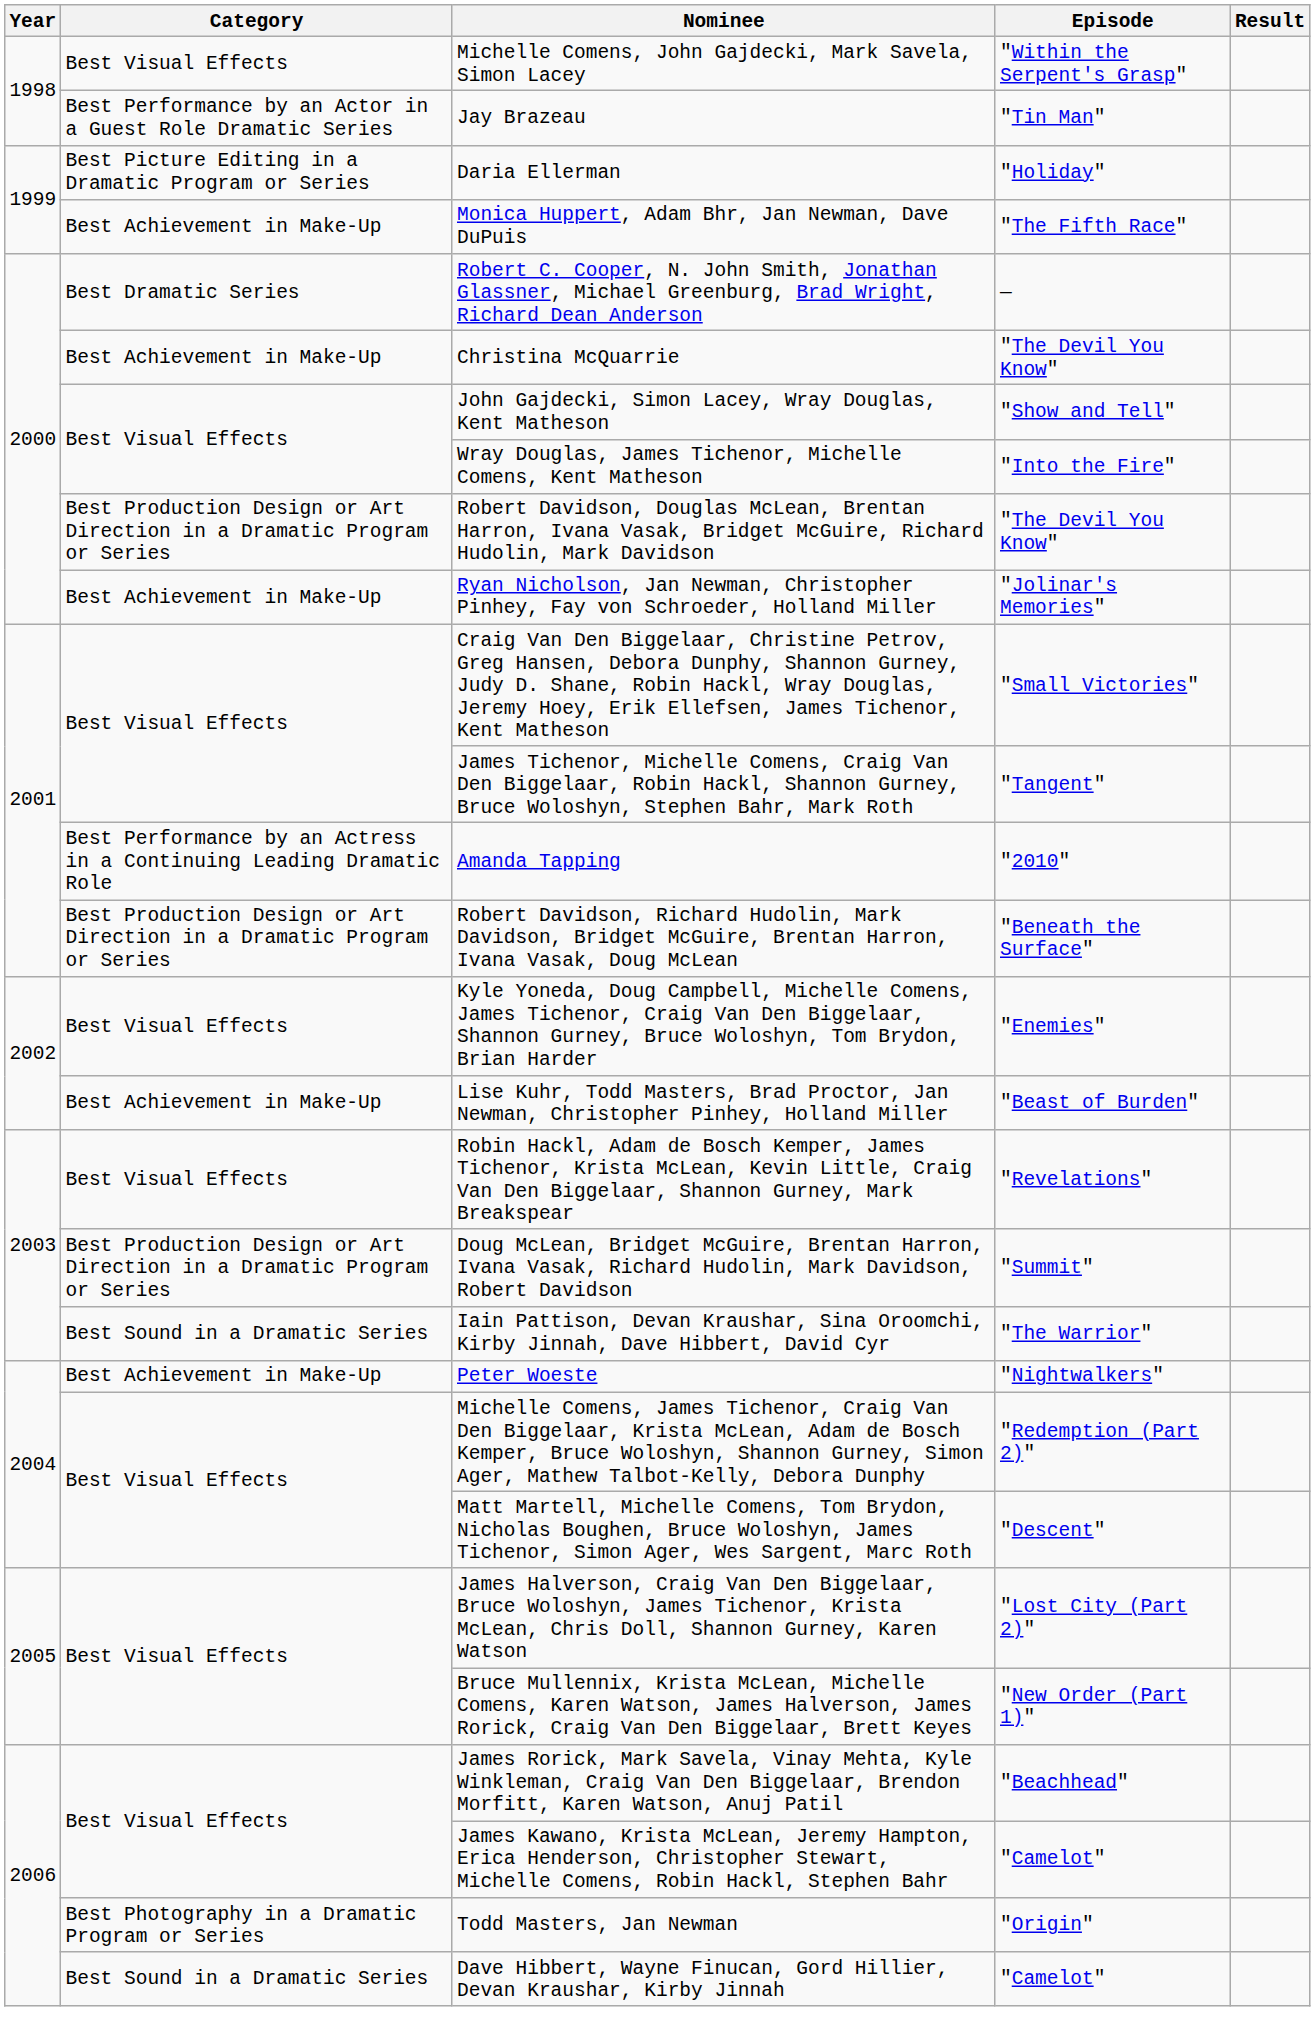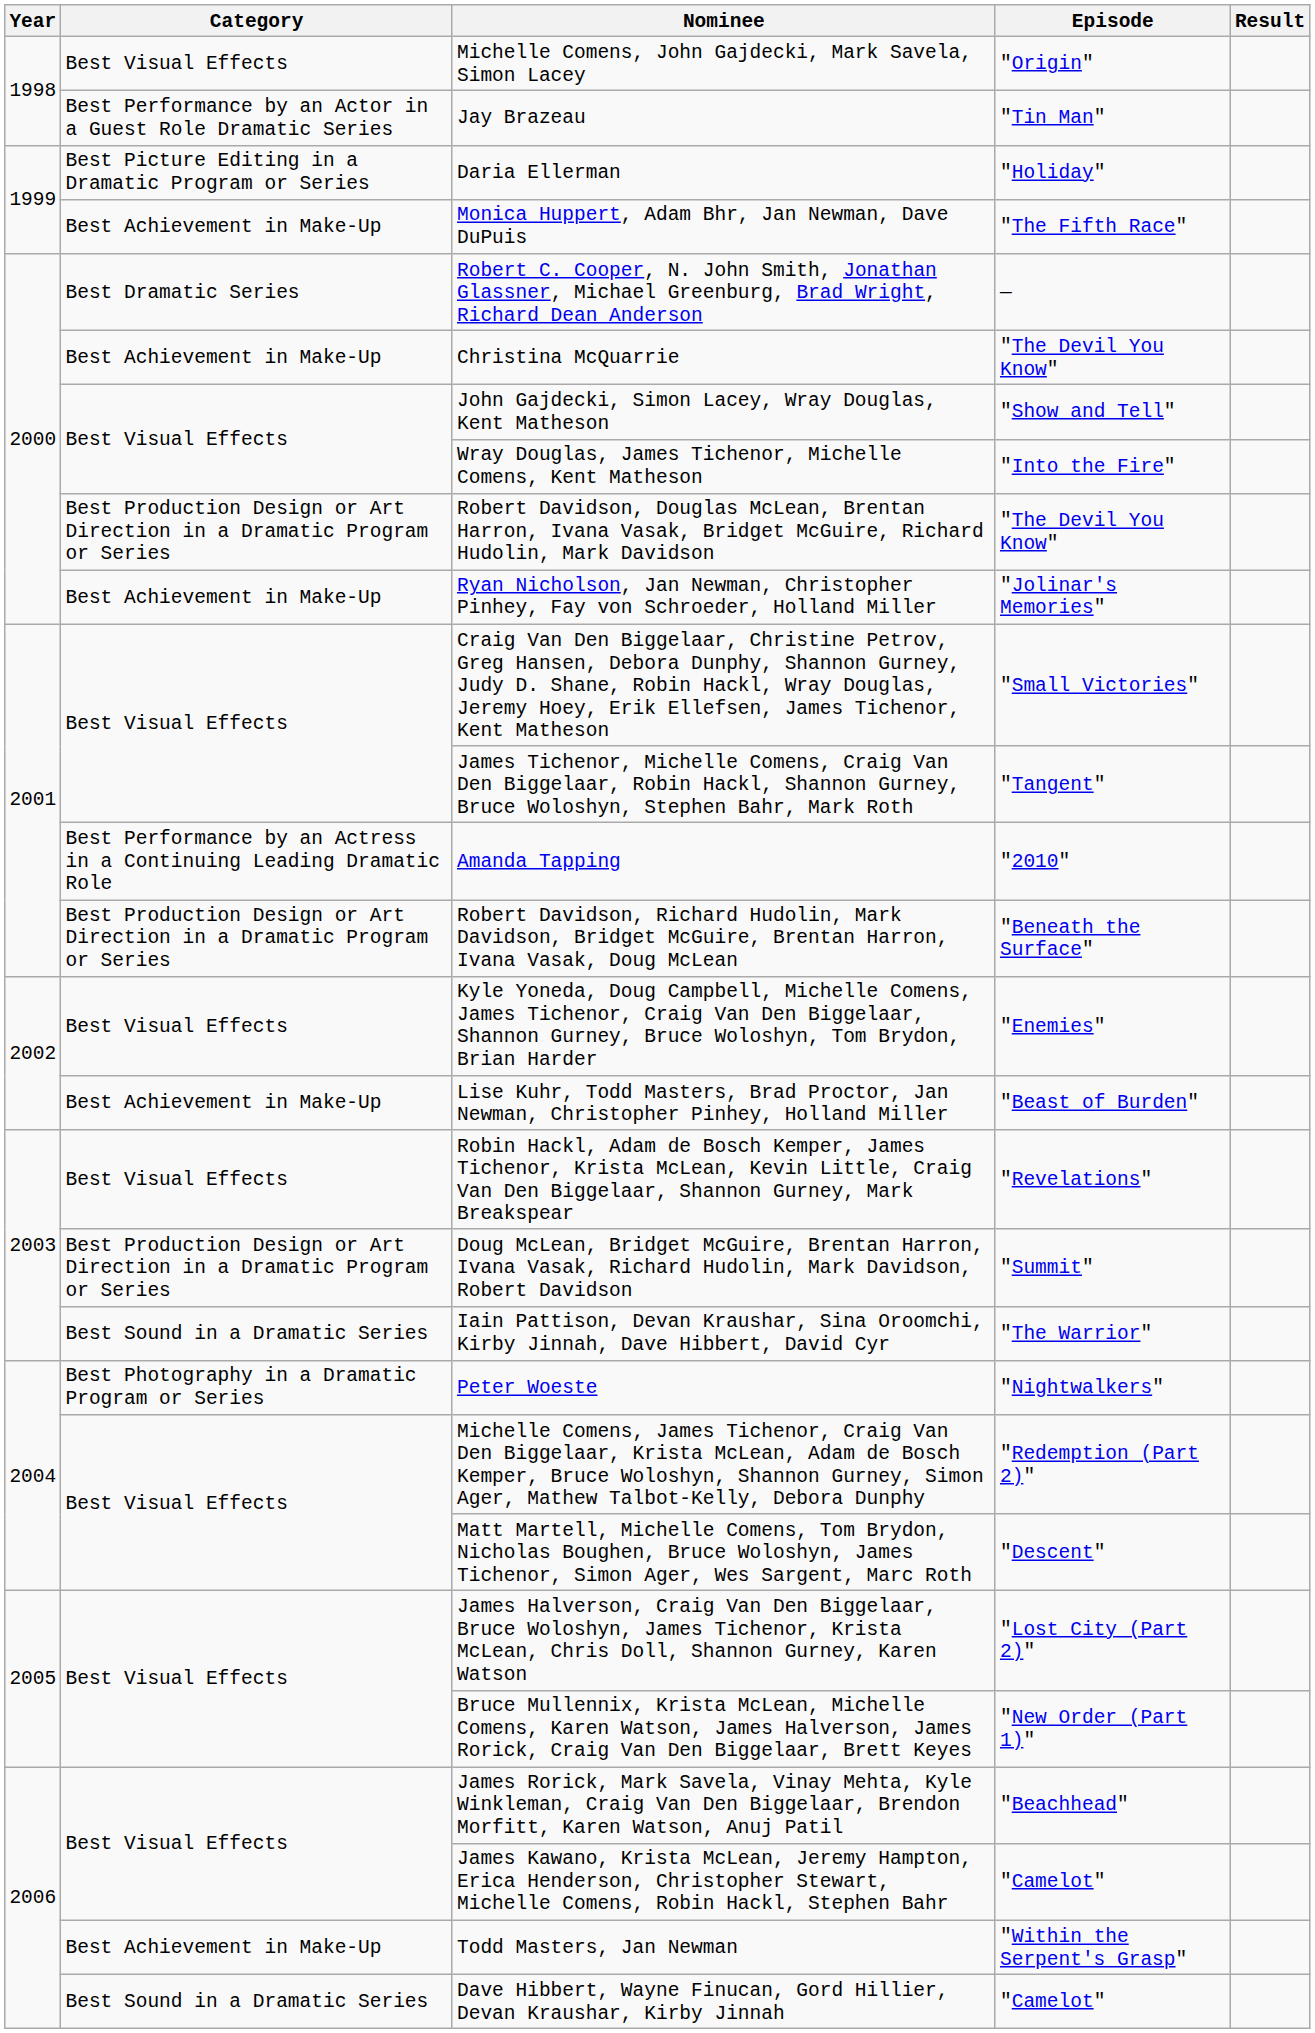(1094, 64) "Within the Serpent's Grasp" -> (1047, 64) "Origin"
(223, 1376) Best Achievement in Make-Up -> (241, 1388) Best Photography in a Dramatic Program or Series
(241, 1925) Best Photography in a Dramatic Program or Series -> (223, 1947) Best Achievement in Make-Up
(1047, 1925) "Origin" -> (1094, 1947) "Within the Serpent's Grasp"
